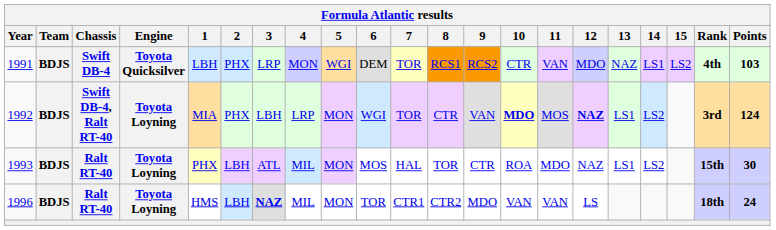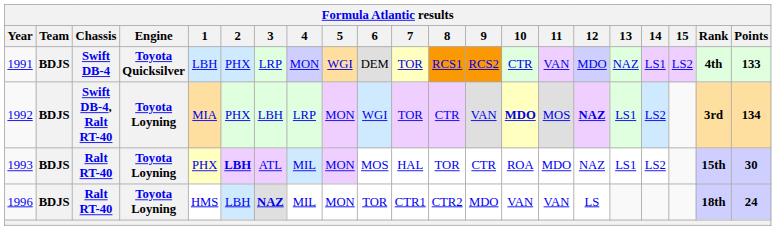(750, 64) 103 -> (751, 64) 133
(750, 115) 124 -> (751, 115) 134
(237, 166) normal -> (238, 166) bold
